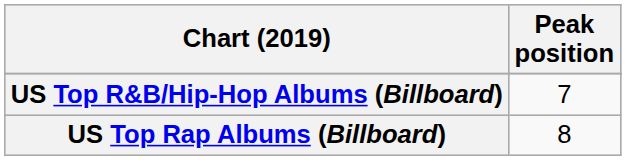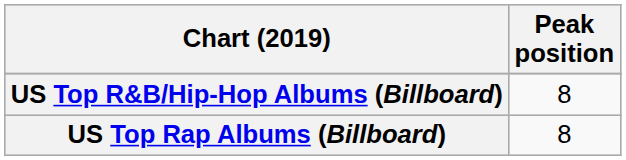(564, 94) 7 -> (564, 94) 8
